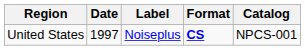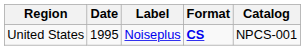(104, 34) 1997 -> (104, 34) 1995
